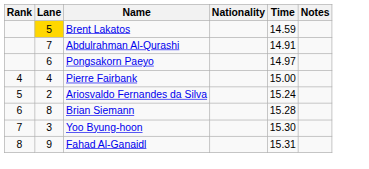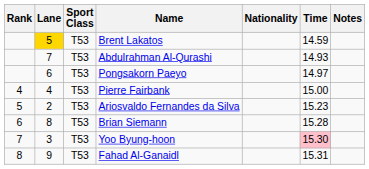+ column: (80, 18)
(283, 45) 14.91 -> (315, 57) 14.93
(283, 95) 15.24 -> (315, 106) 15.23
(283, 128) no background -> (315, 139) pink background
